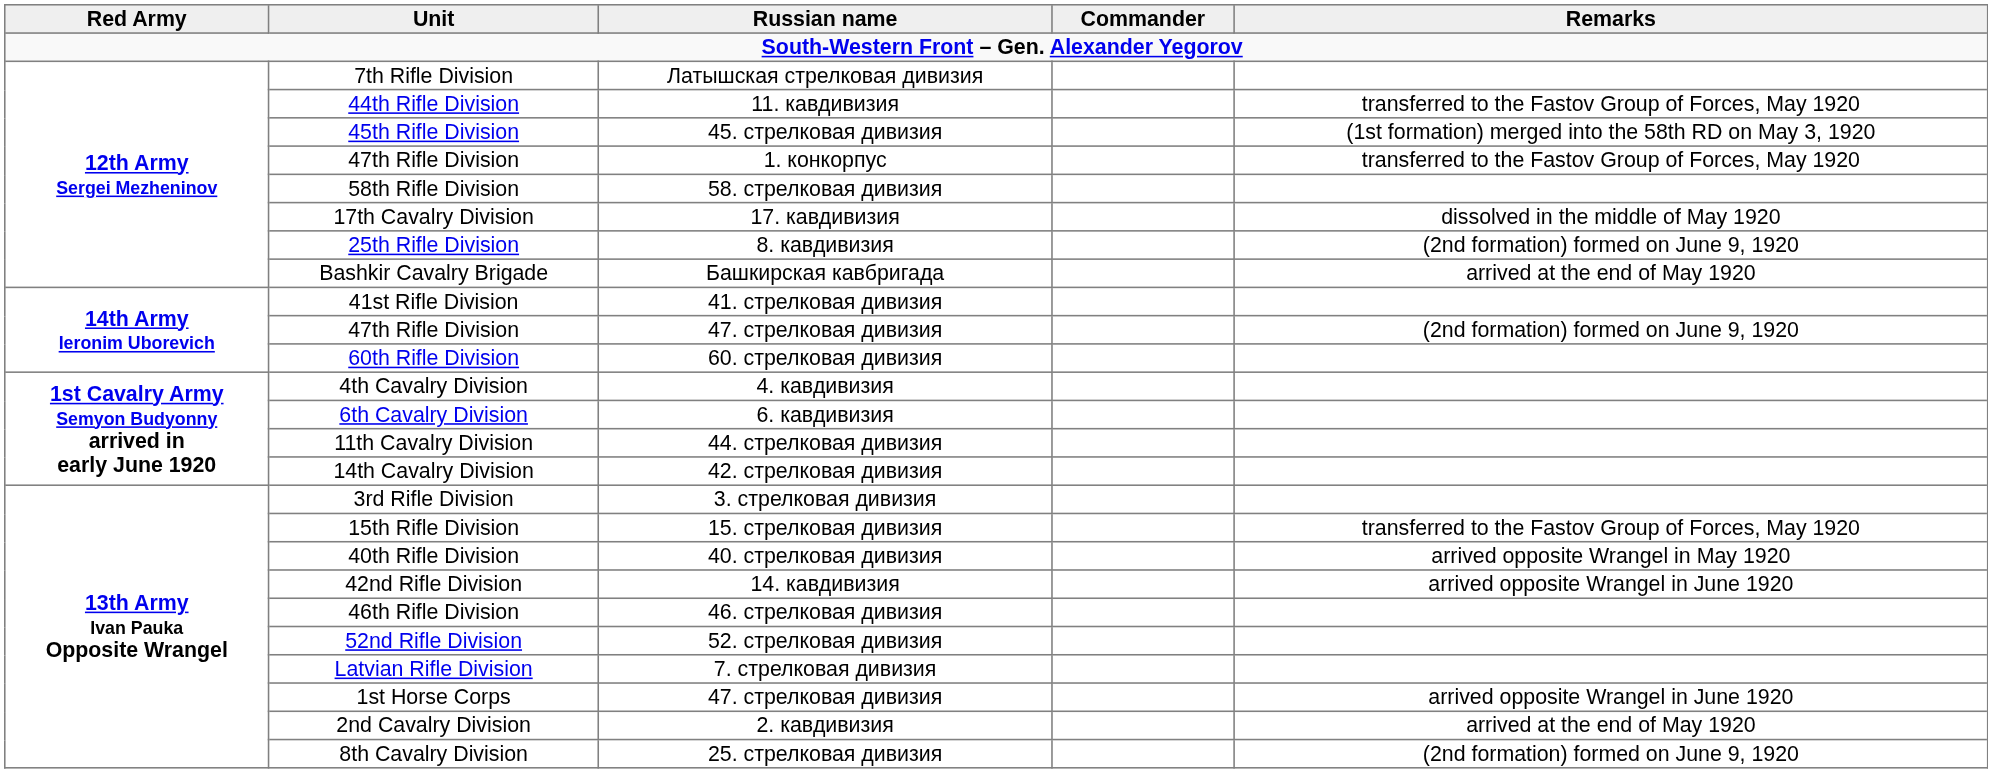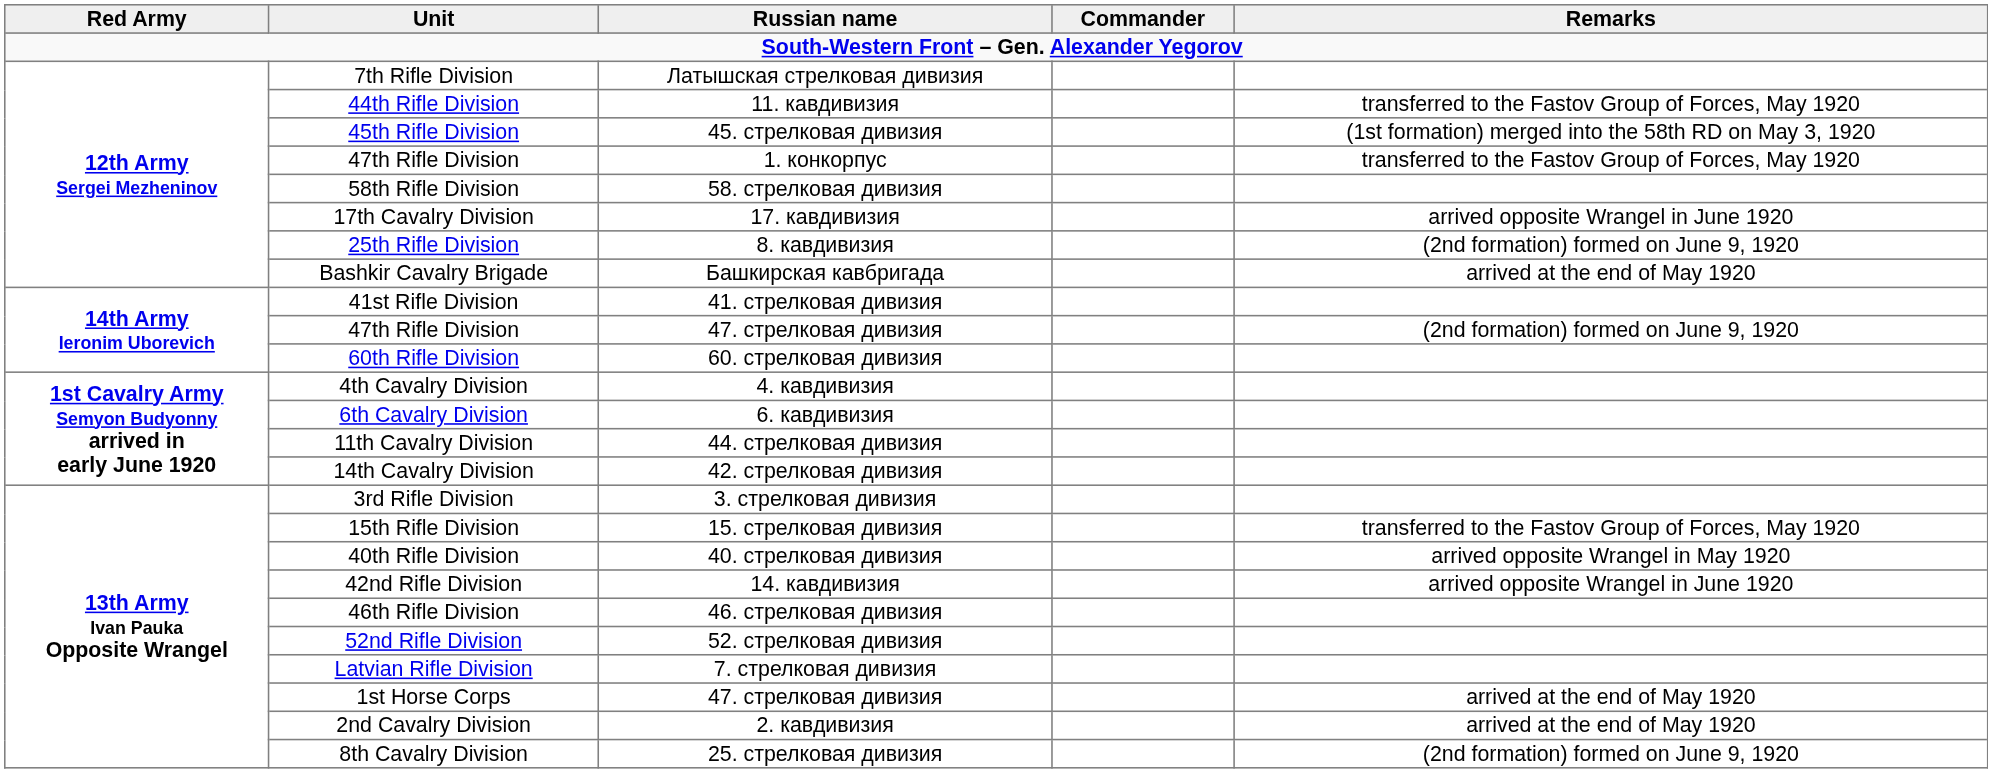(1611, 217) dissolved in the middle of May 1920 -> (1611, 217) arrived opposite Wrangel in June 1920
(1611, 697) arrived opposite Wrangel in June 1920 -> (1611, 697) arrived at the end of May 1920
